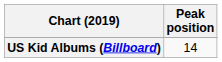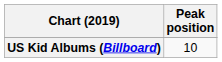(190, 47) 14 -> (190, 47) 10
